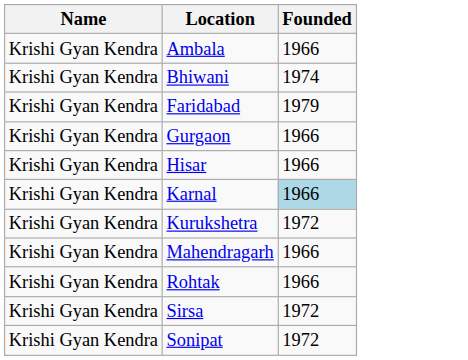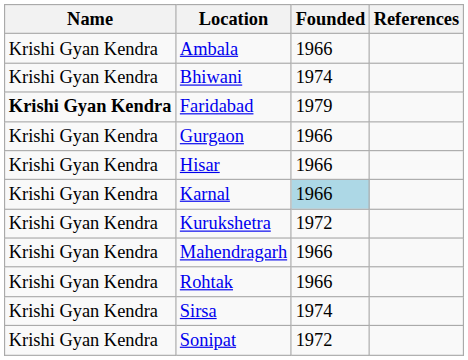+ column: (416, 19)
(83, 106) normal -> (90, 106) bold
(301, 310) 1972 -> (314, 310) 1974
